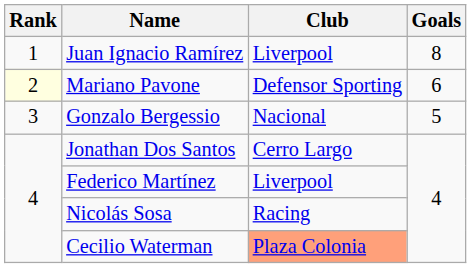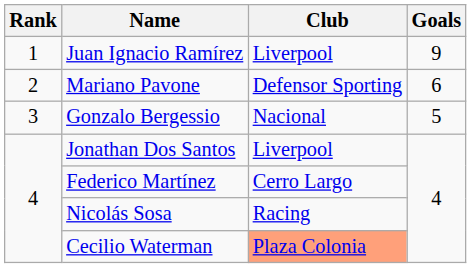(436, 52) 8 -> (436, 52) 9
(33, 85) lightyellow background -> (33, 85) no background
(302, 149) Cerro Largo -> (293, 149) Liverpool
(293, 181) Liverpool -> (302, 181) Cerro Largo
